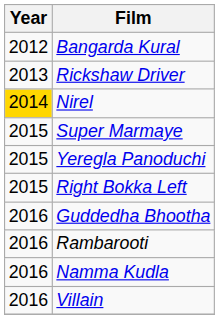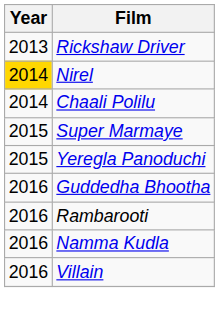- row: (118, 46)
+ row: (106, 103)
- row: (122, 187)
